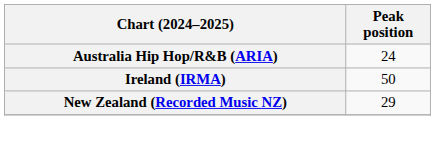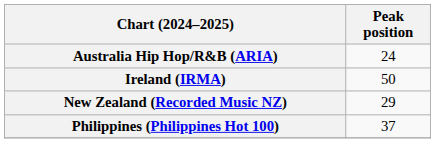+ row: (175, 126)
